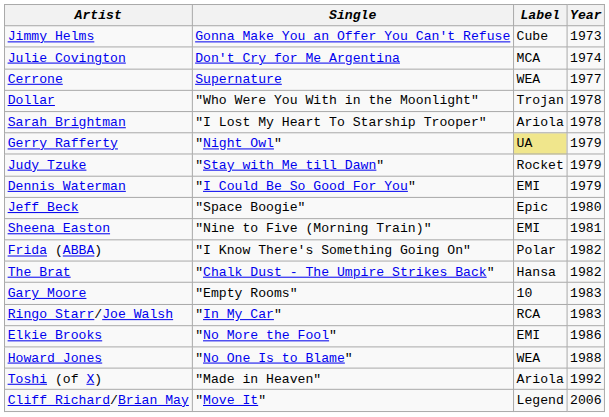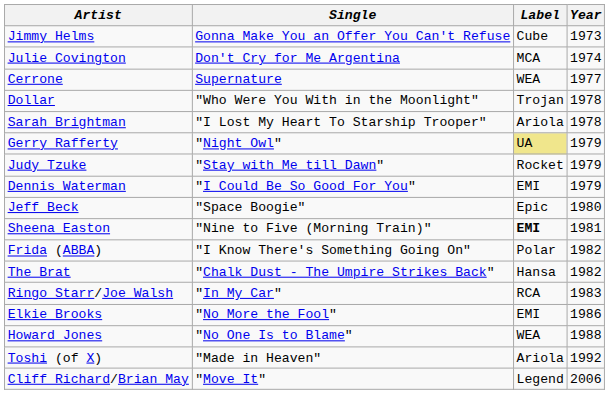(528, 229) normal -> (528, 229) bold
- row: (47, 293)
